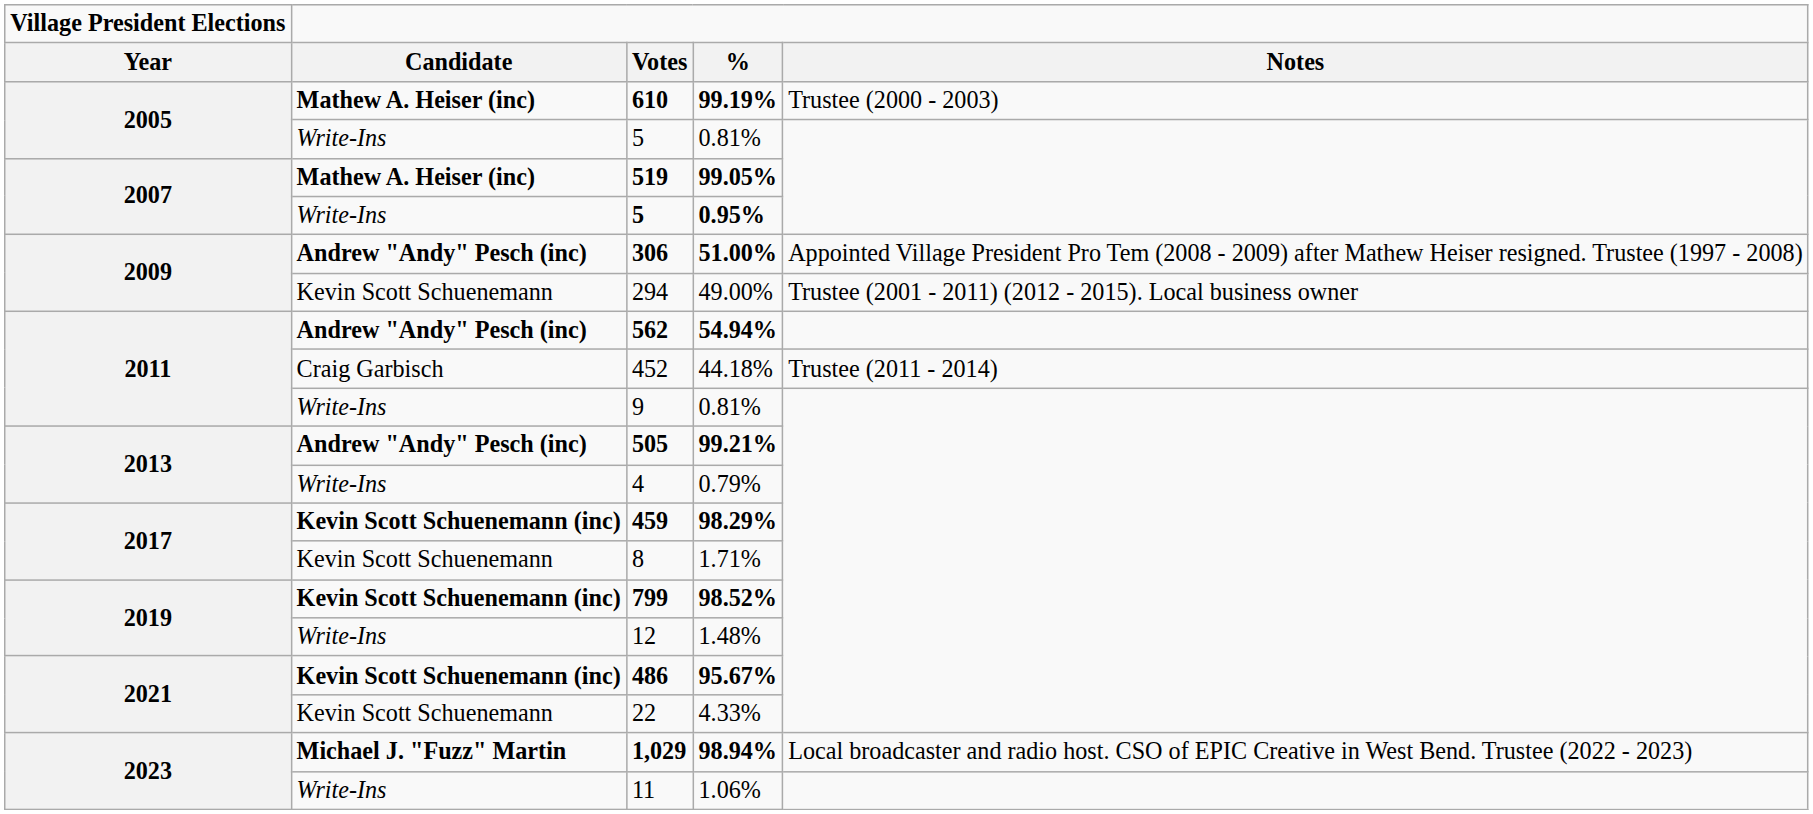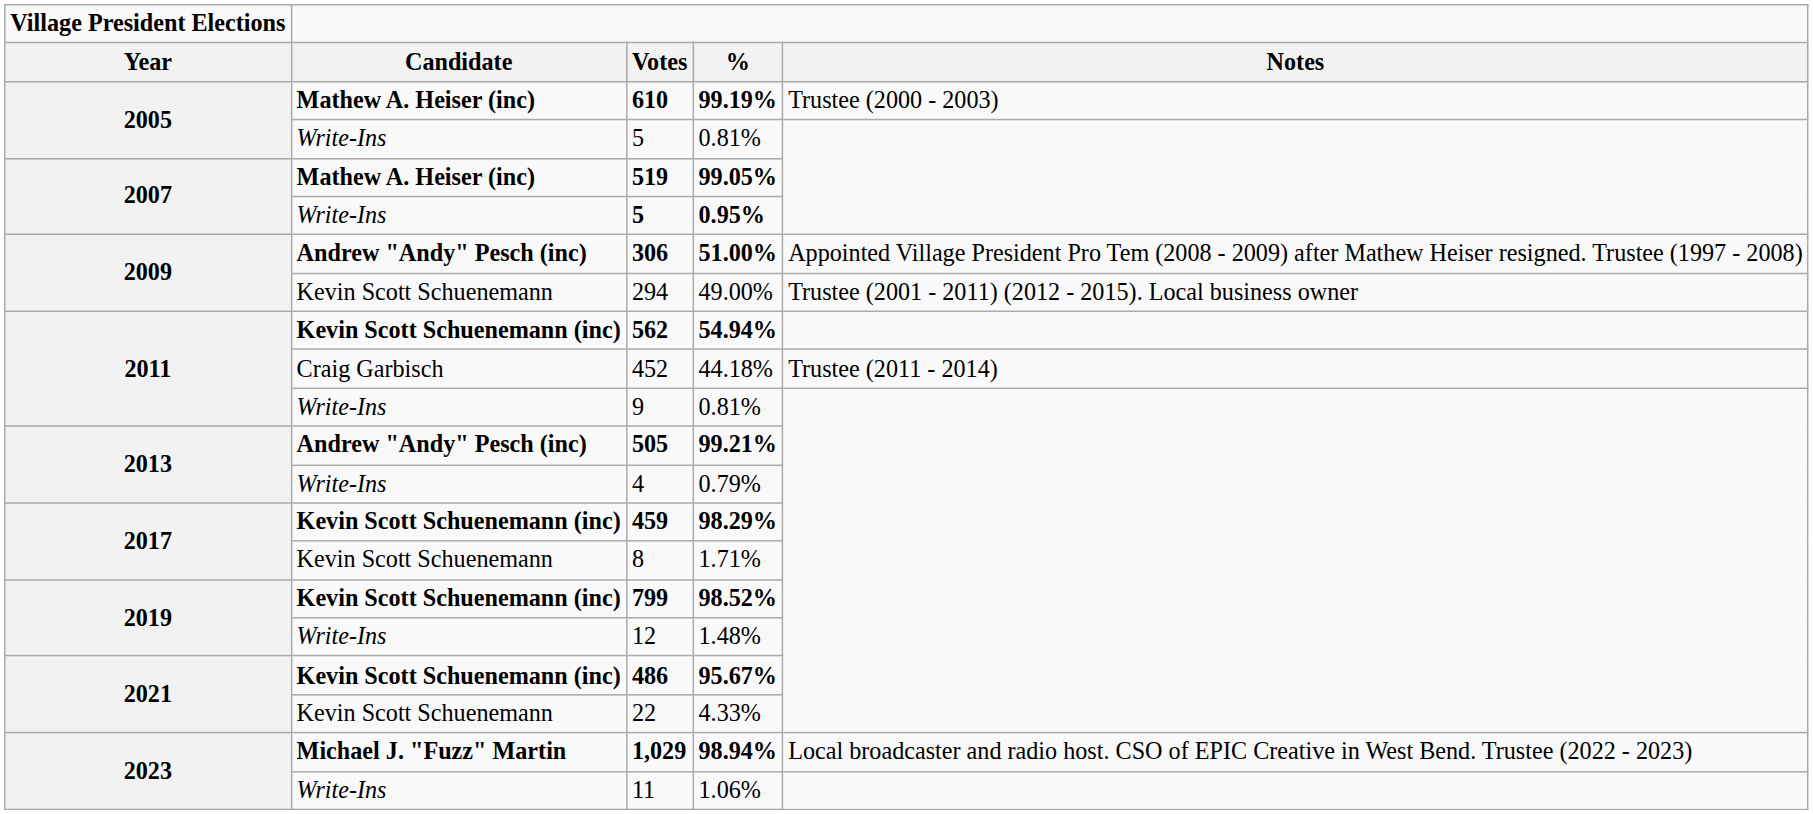(442, 330) Andrew "Andy" Pesch (inc) -> (459, 330) Kevin Scott Schuenemann (inc)
